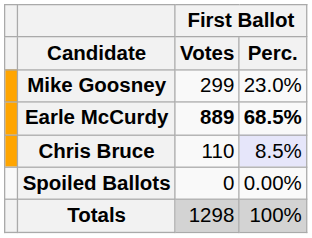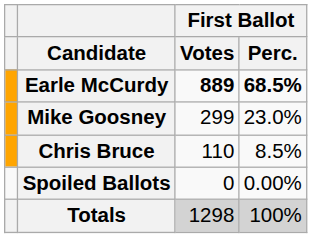rows swapped: (97, 118) <-> (97, 85)
(278, 150) lavender background -> (278, 150) no background
